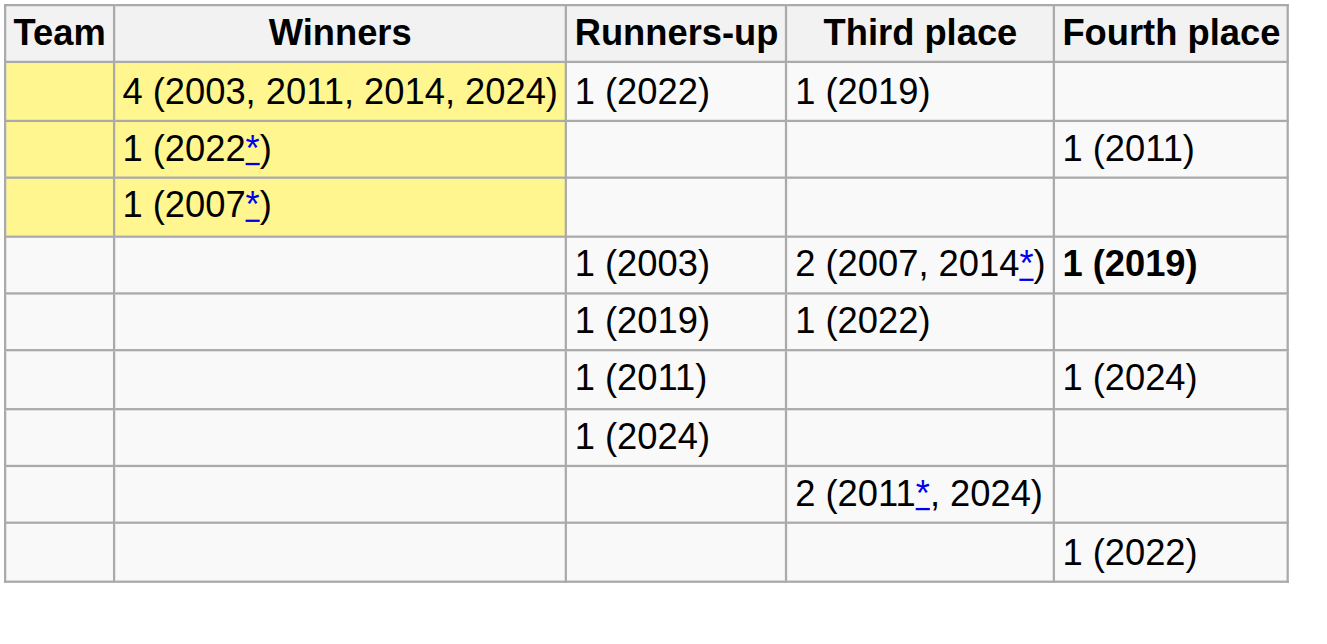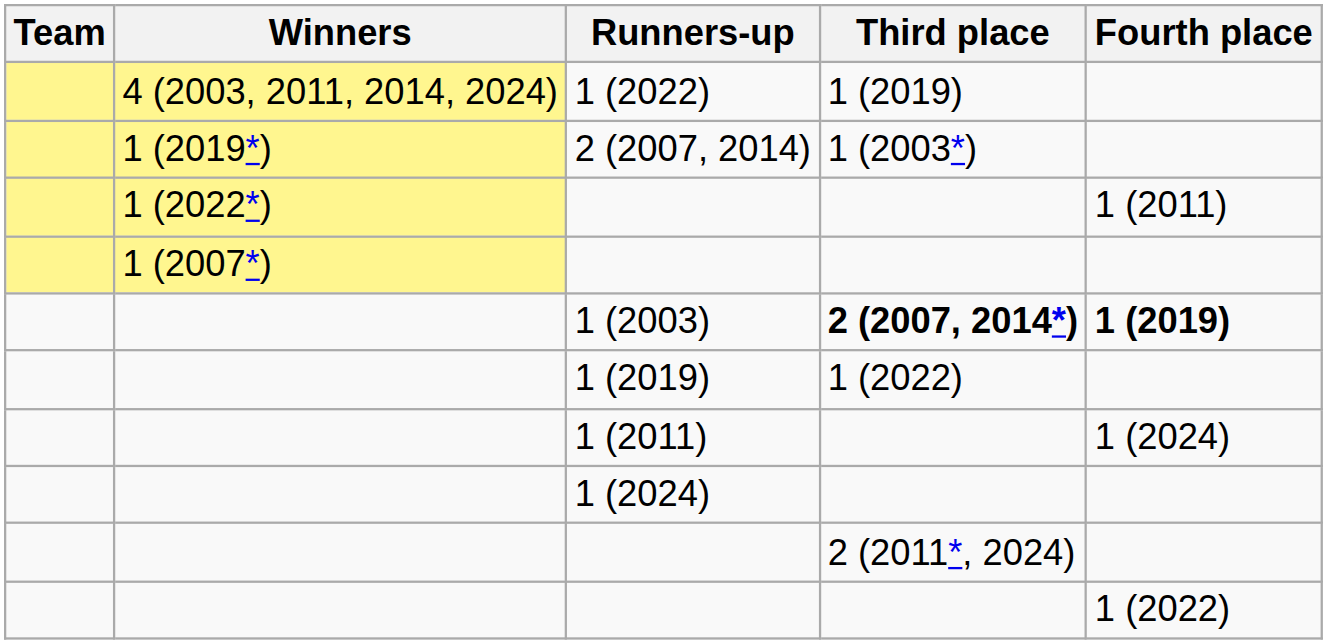+ row: (197, 148)
(920, 263) normal -> (953, 321) bold
